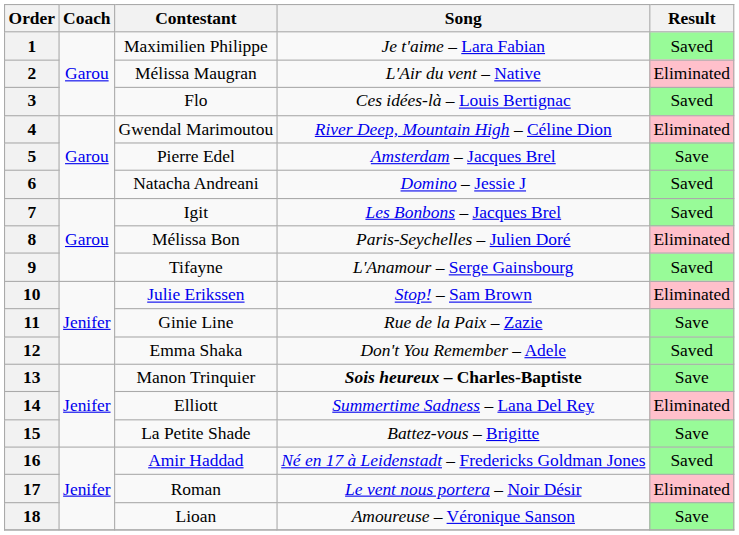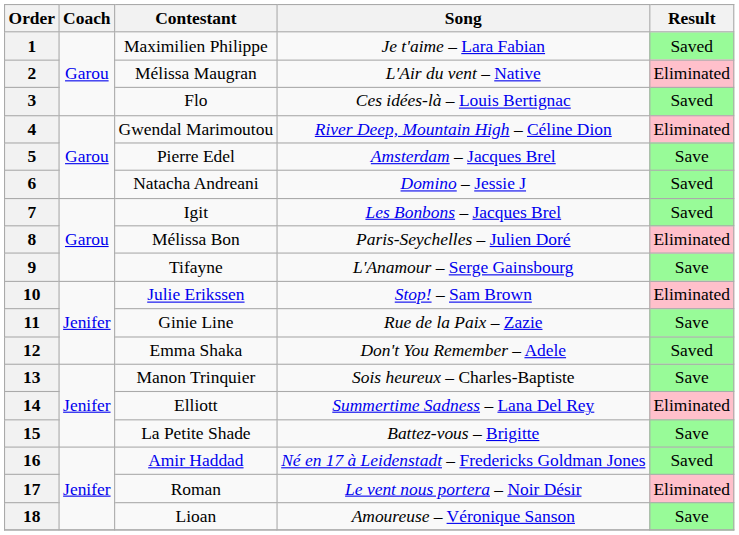(692, 267) Saved -> (692, 267) Save
(463, 377) bold -> (463, 377) normal
